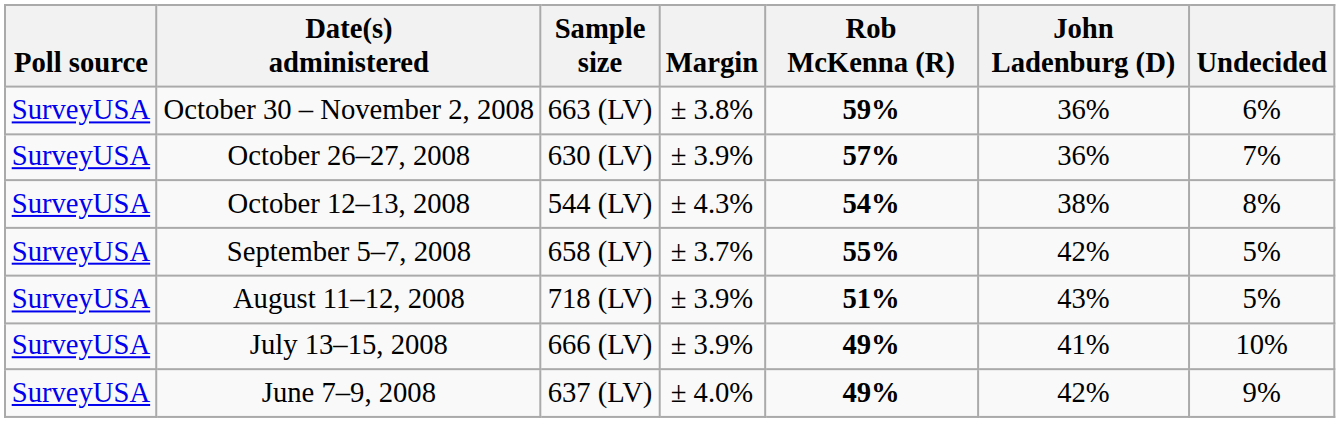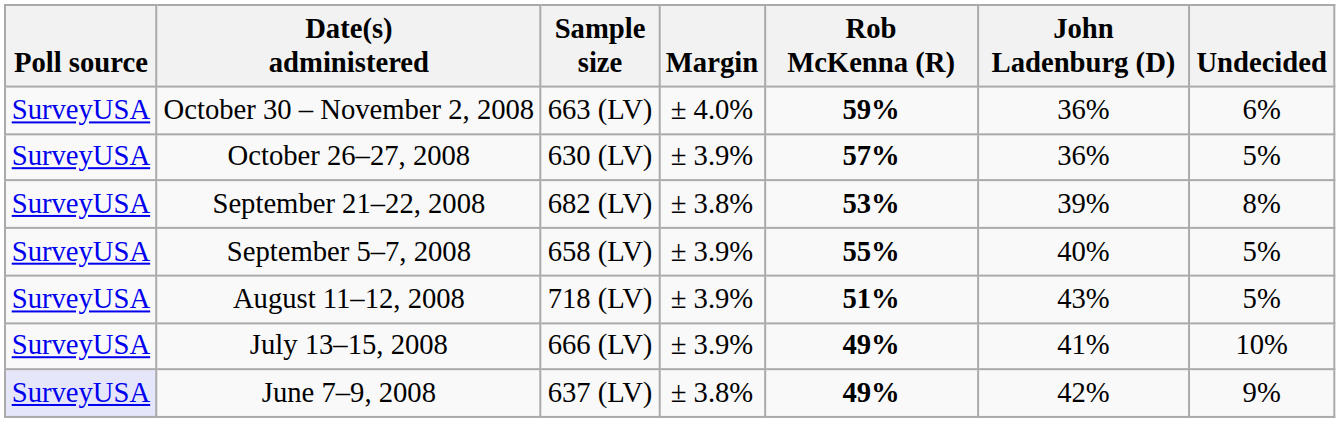(712, 109) ± 3.8% -> (712, 109) ± 4.0%
(1262, 156) 7% -> (1262, 156) 5%
- row: (349, 204)
+ row: (349, 204)
(712, 251) ± 3.7% -> (712, 251) ± 3.9%
(1083, 251) 42% -> (1083, 251) 40%
(81, 393) no background -> (81, 393) lavender background
(712, 393) ± 4.0% -> (712, 393) ± 3.8%
